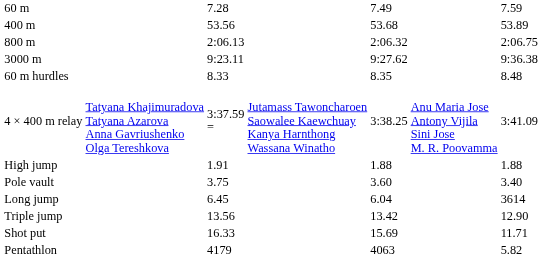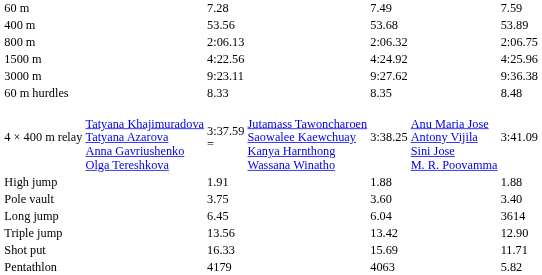+ row: (23, 59)
